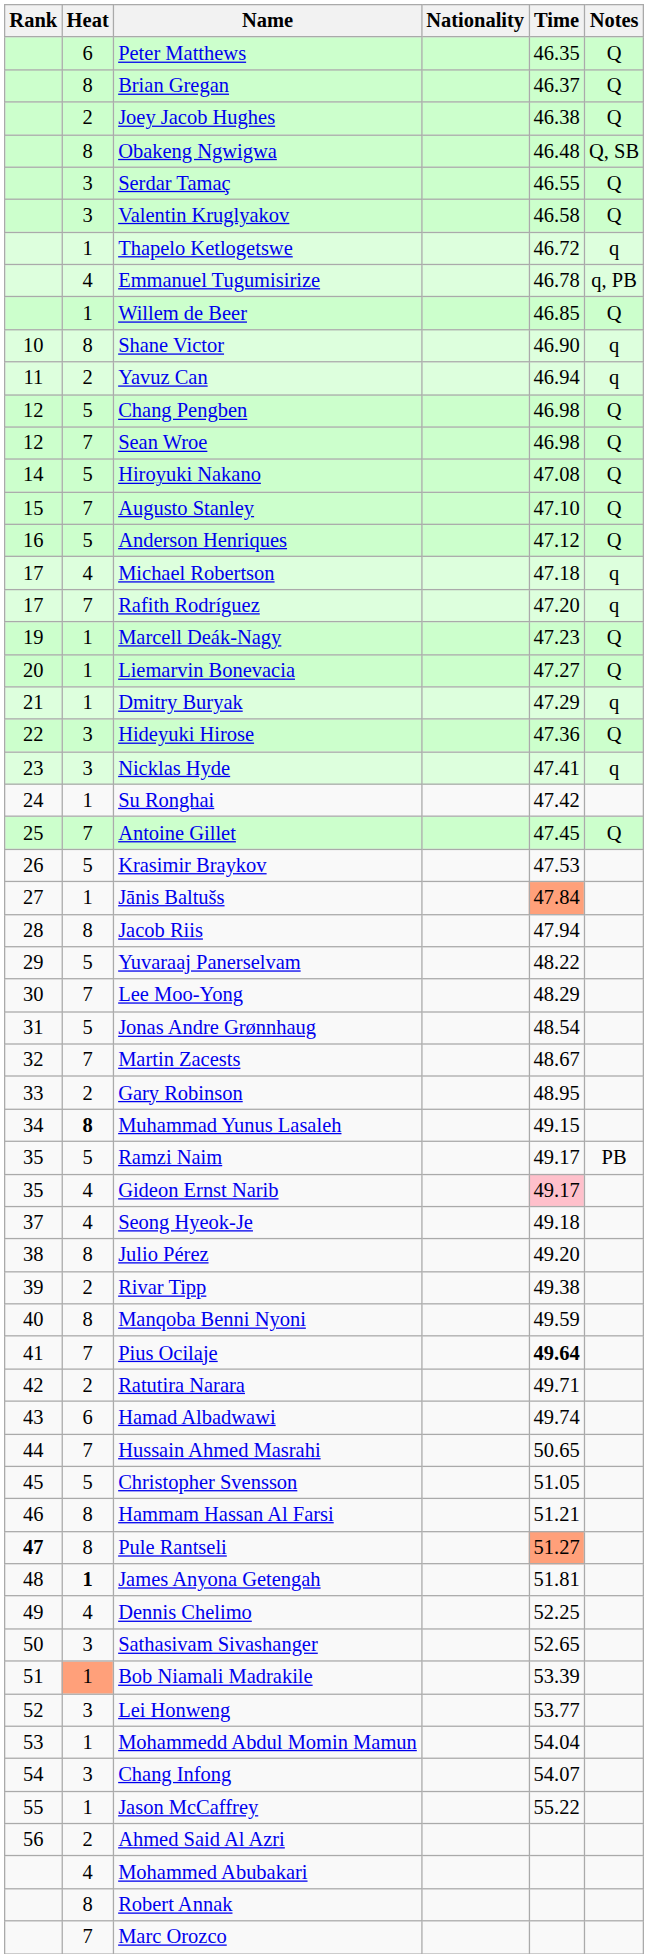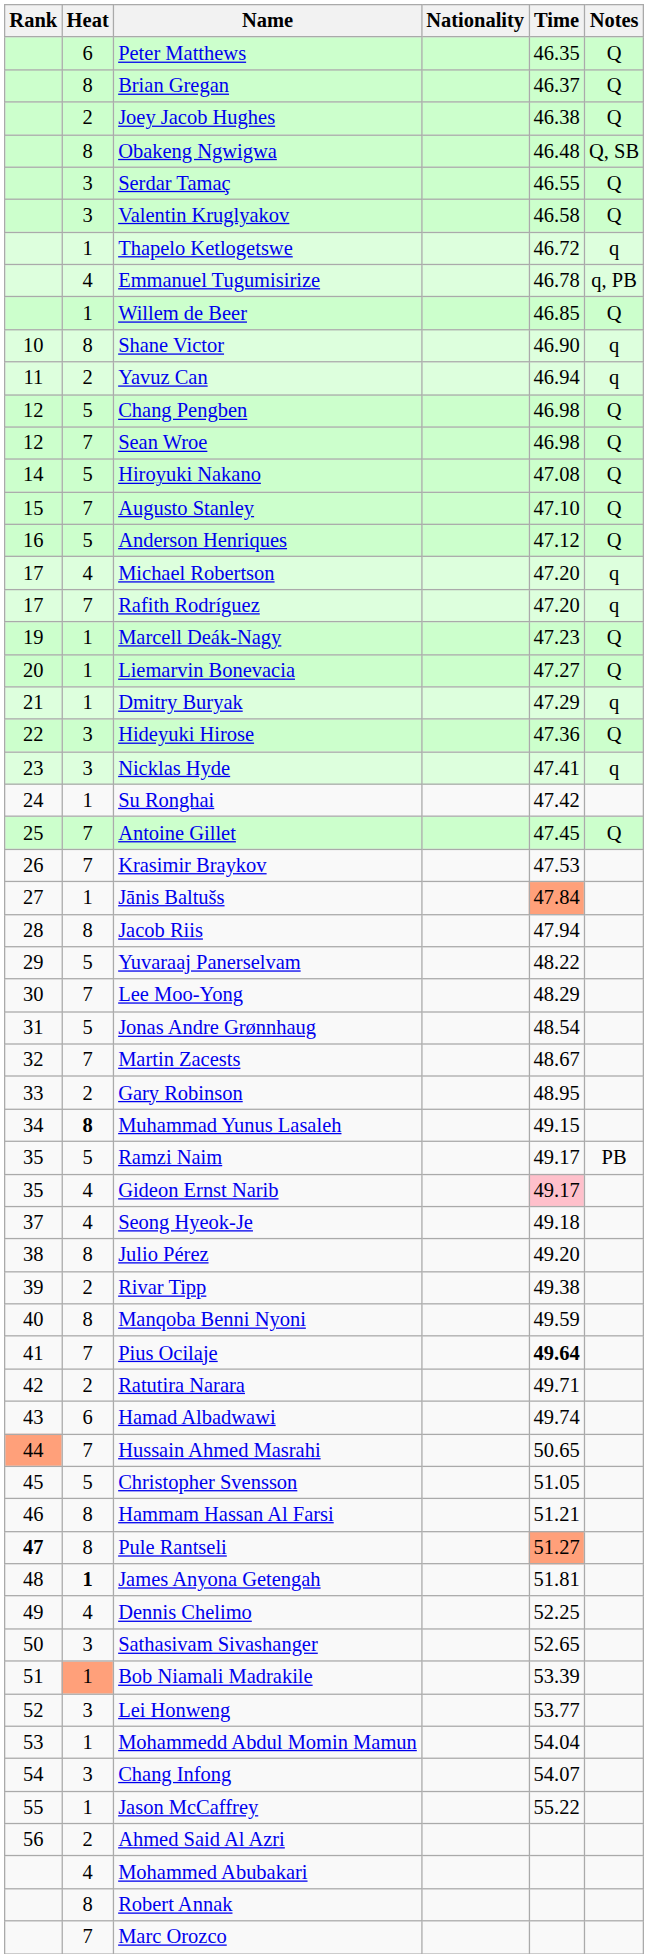(557, 572) 47.18 -> (557, 572) 47.20
(88, 865) 5 -> (88, 865) 7
(33, 1449) no background -> (33, 1449) lightsalmon background
